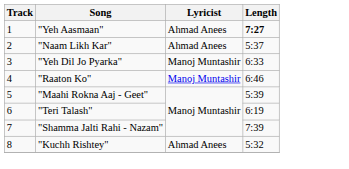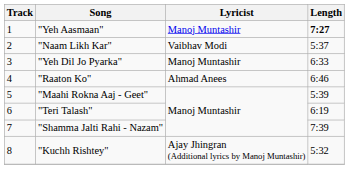(197, 29) Ahmad Anees -> (204, 29) Manoj Muntashir
(197, 45) Ahmad Anees -> (197, 45) Vaibhav Modi
(204, 78) Manoj Muntashir -> (197, 78) Ahmad Anees
(197, 144) Ahmad Anees -> (237, 150) Ajay Jhingran (Additional lyrics by Manoj Muntashir)
